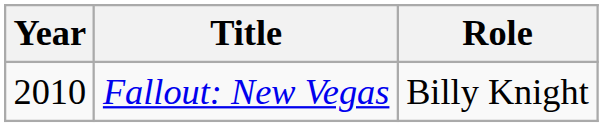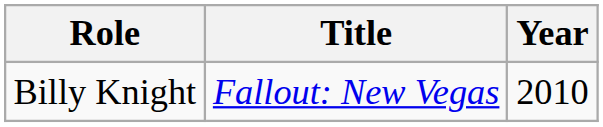columns swapped: (50, 33) <-> (497, 33)
